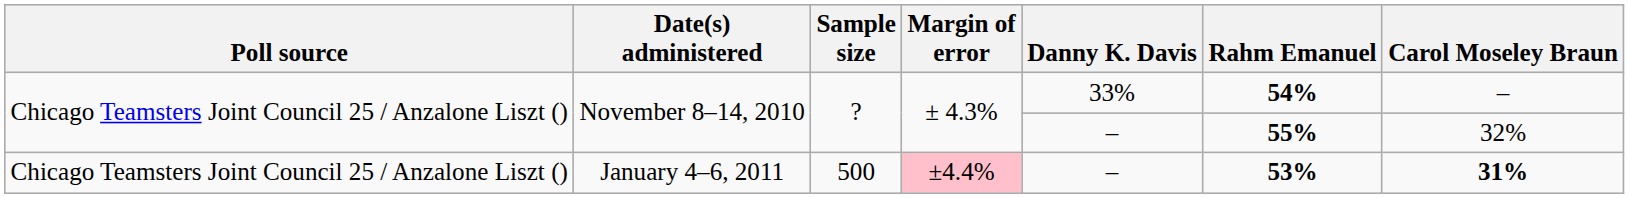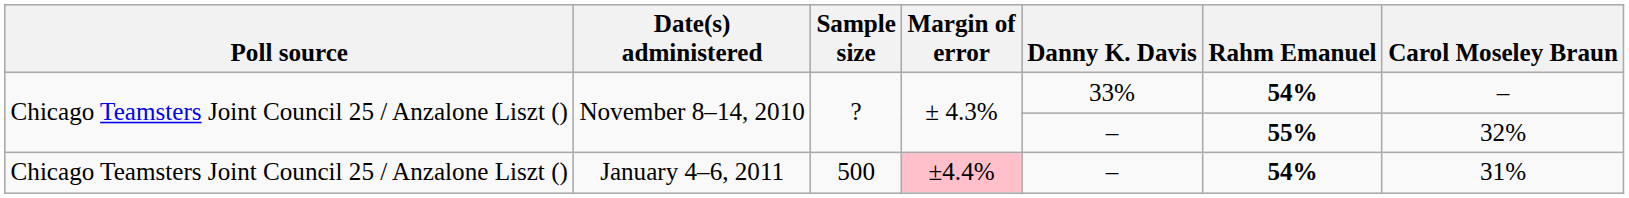(1293, 172) 53% -> (1293, 172) 54%
(1503, 172) bold -> (1503, 172) normal
